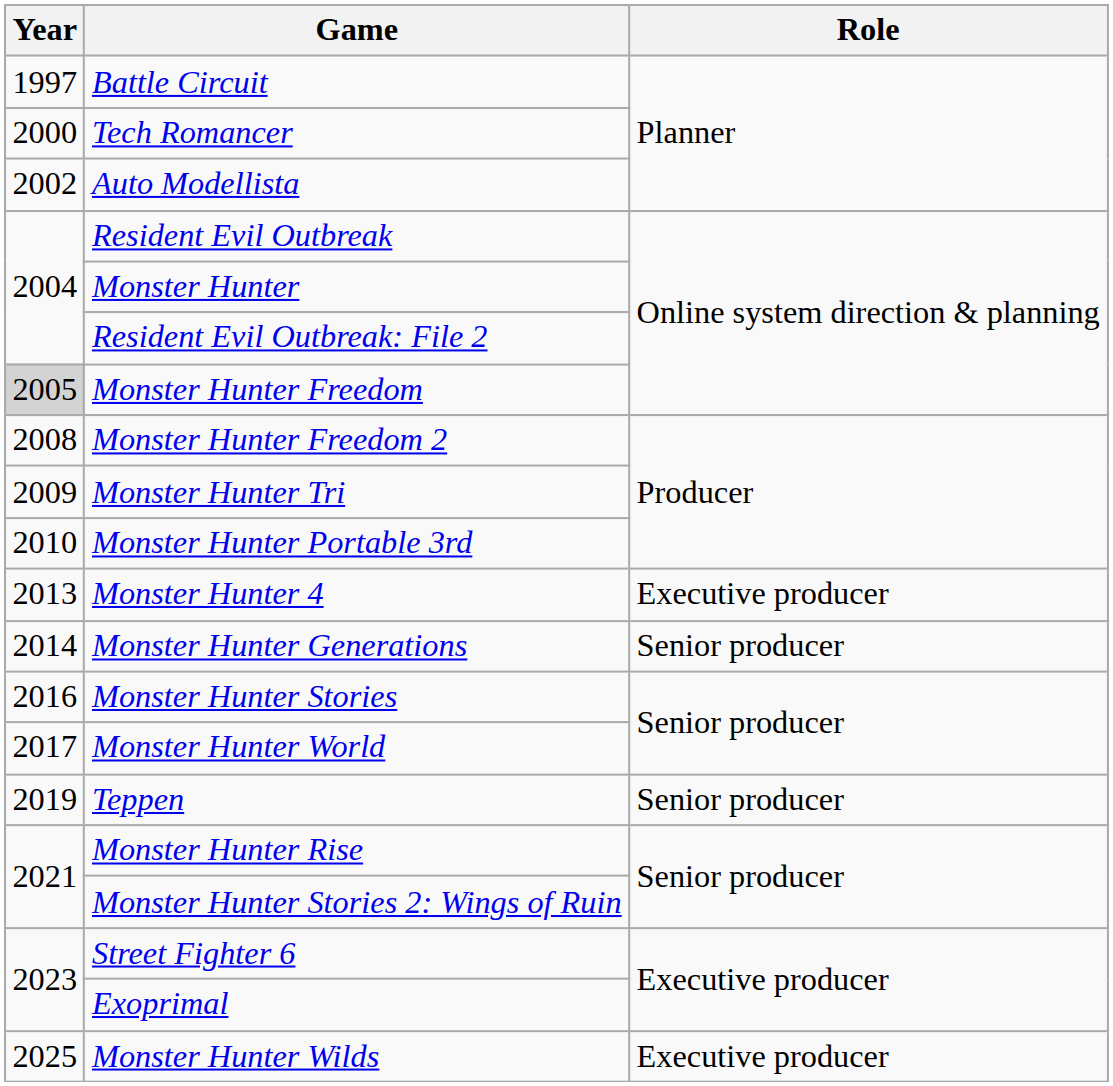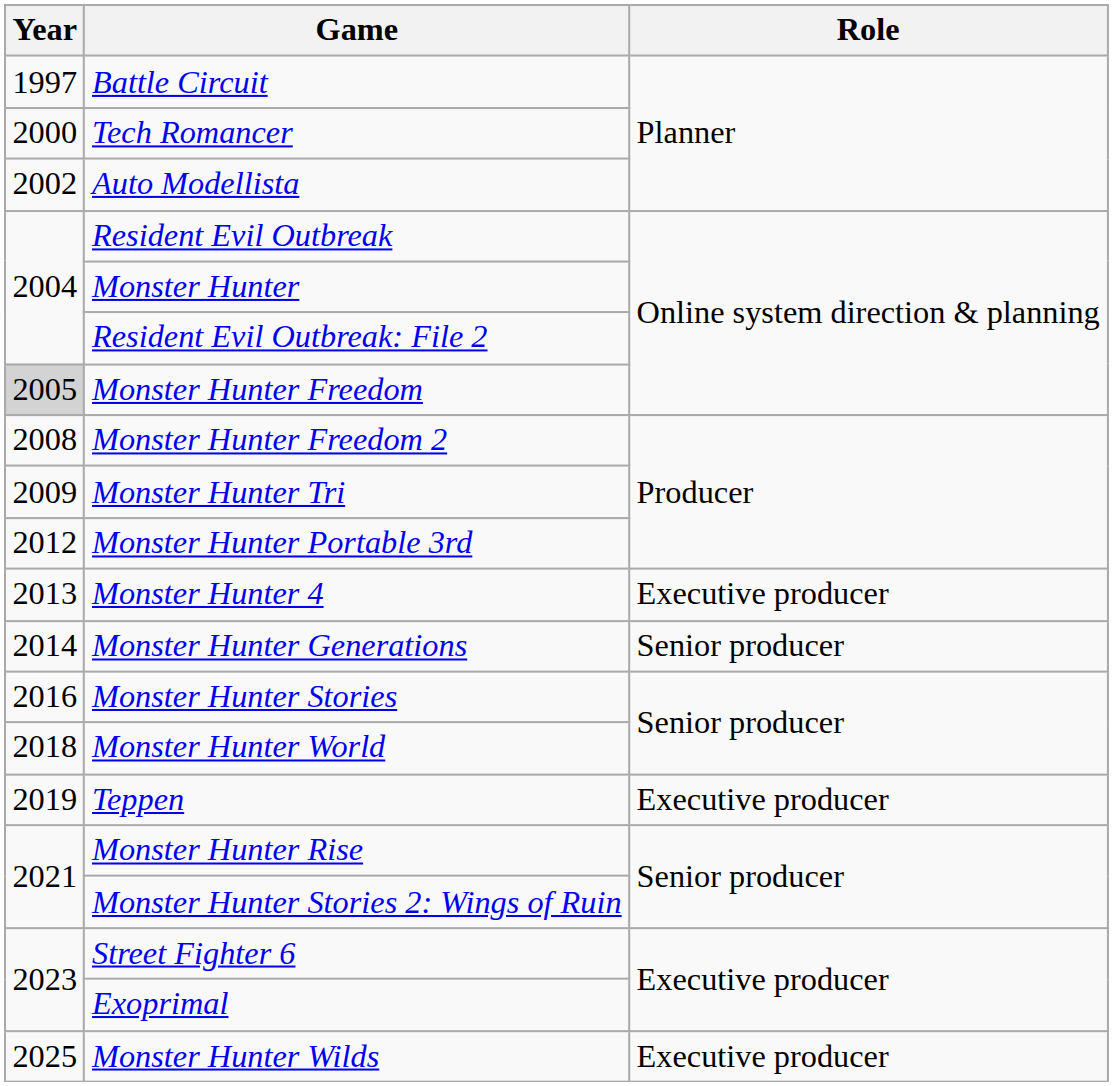(45, 542) 2010 -> (45, 542) 2012
(45, 747) 2017 -> (45, 747) 2018
(740, 798) Senior producer -> (763, 798) Executive producer
